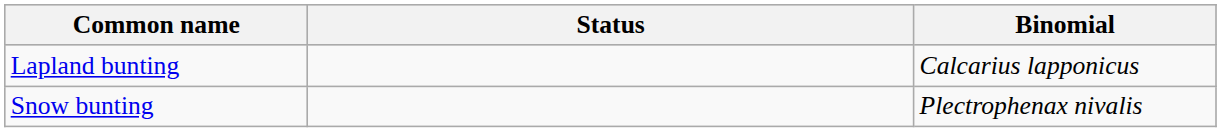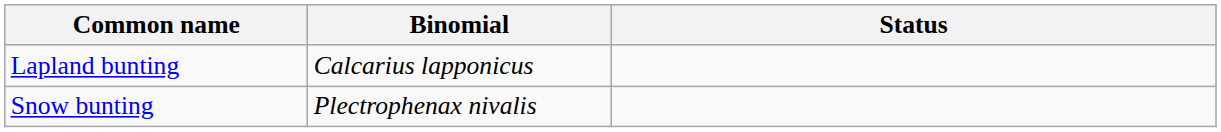columns swapped: (1065, 24) <-> (611, 24)
